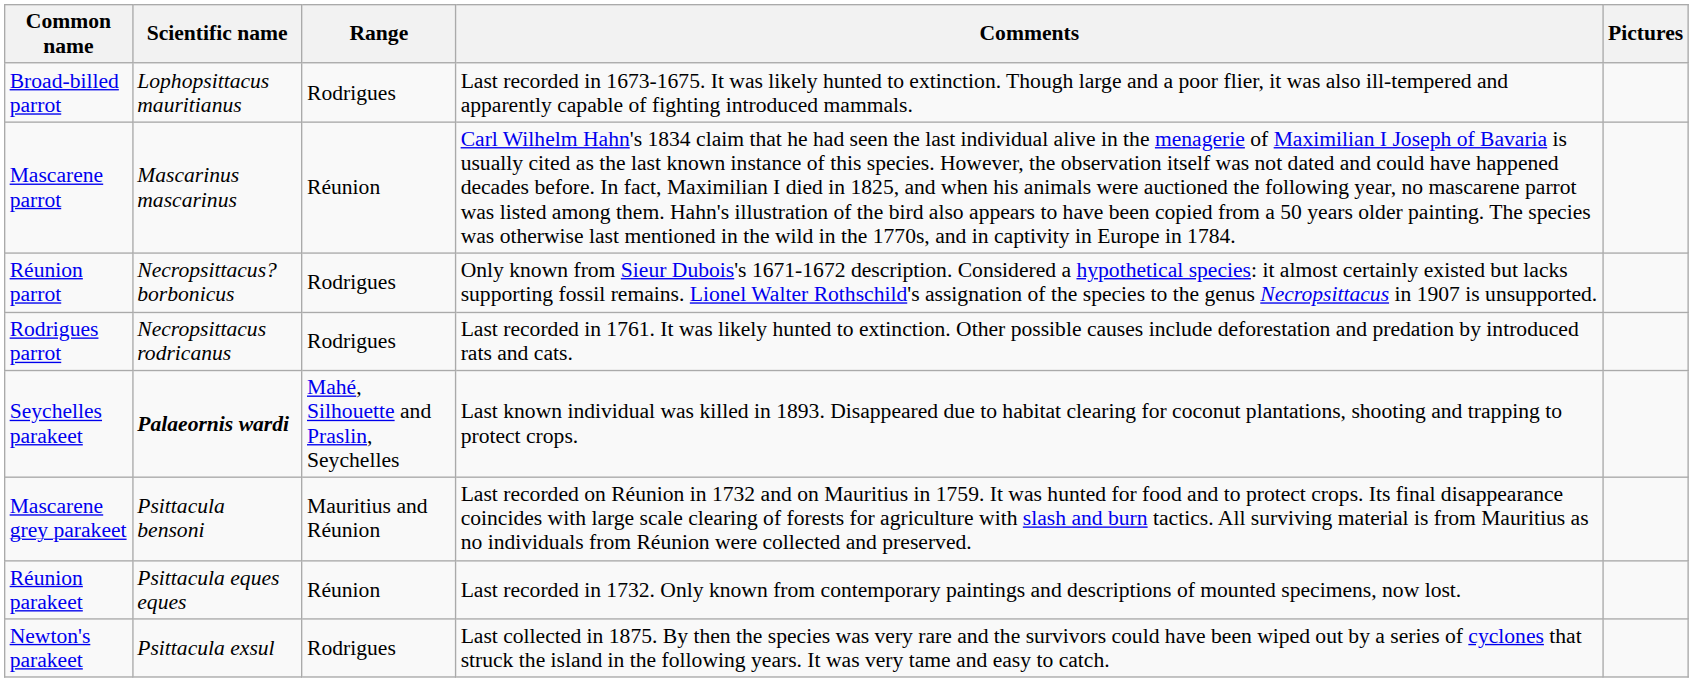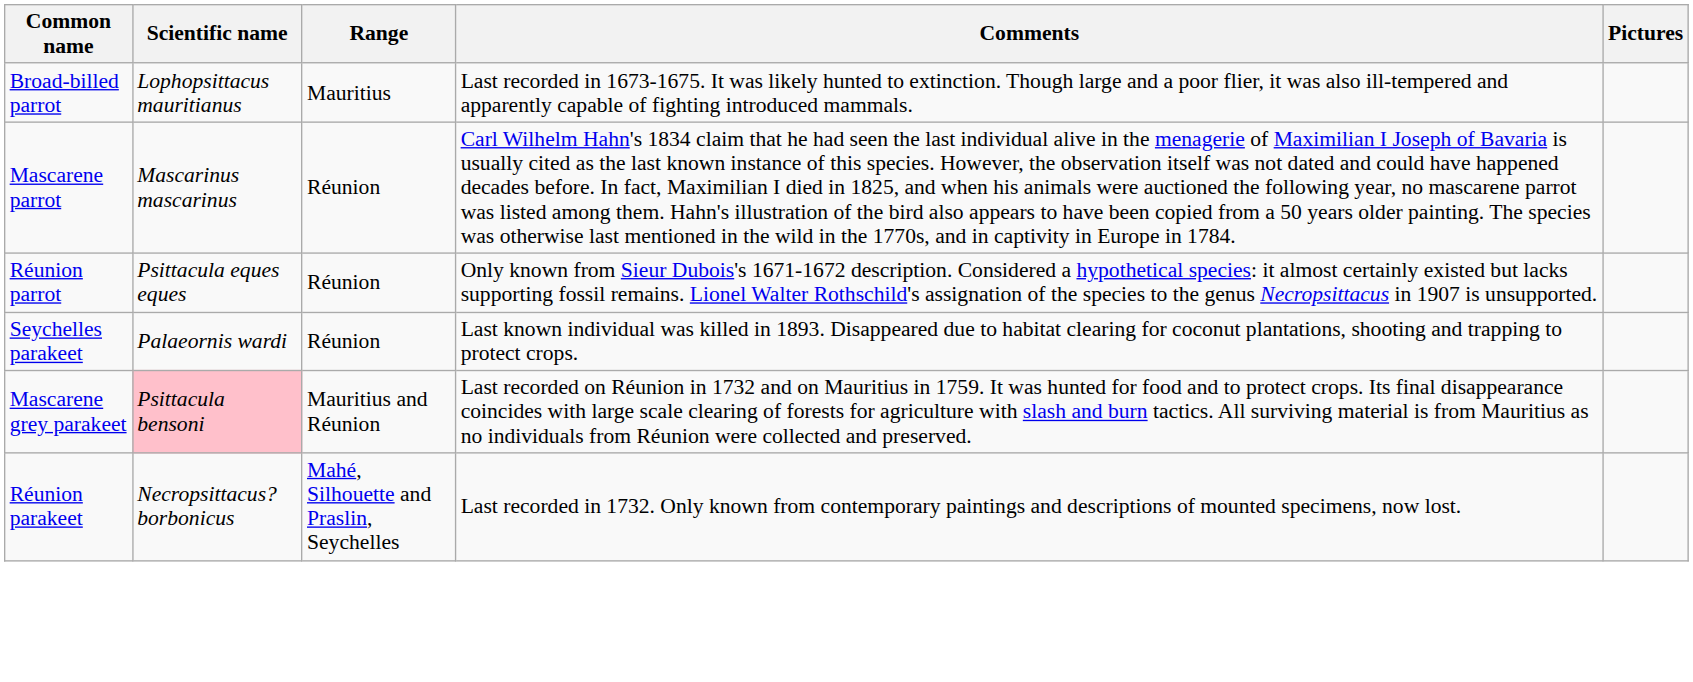(351, 92) Rodrigues -> (349, 92) Mauritius
(207, 282) Necropsittacus? borbonicus -> (208, 282) Psittacula eques eques
(351, 282) Rodrigues -> (344, 282) Réunion
- row: (54, 340)
(213, 423) bold -> (212, 340) normal
(369, 423) Mahé, Silhouette and Praslin, Seychelles -> (344, 340) Réunion
(181, 518) no background -> (181, 411) pink background
(208, 589) Psittacula eques eques -> (207, 506) Necropsittacus? borbonicus
(344, 589) Réunion -> (369, 506) Mahé, Silhouette and Praslin, Seychelles
- row: (50, 648)
